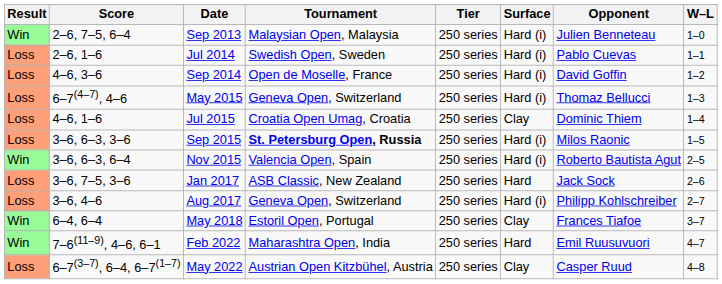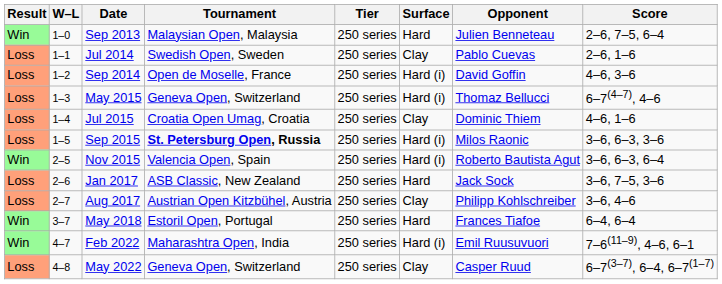columns swapped: (700, 14) <-> (116, 14)
(525, 34) Hard (i) -> (416, 34) Hard
(525, 55) Hard (i) -> (415, 55) Clay
(325, 200) Geneva Open, Switzerland -> (240, 200) Austrian Open Kitzbühel, Austria
(525, 200) Hard (i) -> (415, 200) Clay
(516, 221) Clay -> (416, 221) Hard
(518, 243) Hard -> (424, 243) Hard (i)
(341, 266) Austrian Open Kitzbühel, Austria -> (224, 266) Geneva Open, Switzerland
